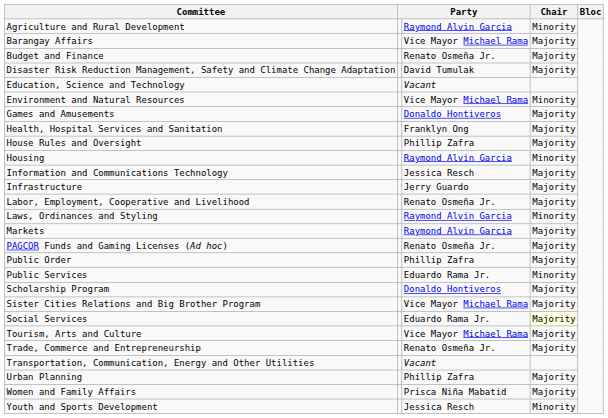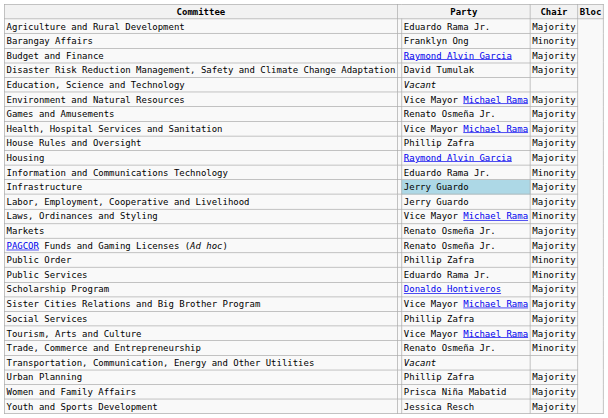(458, 26) Raymond Alvin Garcia -> (447, 26) Eduardo Rama Jr.
(554, 26) Minority -> (554, 26) Majority
(466, 41) Vice Mayor Michael Rama -> (436, 41) Franklyn Ong
(554, 41) Majority -> (554, 41) Minority
(450, 56) Renato Osmeña Jr. -> (458, 56) Raymond Alvin Garcia
(554, 99) Minority -> (554, 99) Majority
(452, 114) Donaldo Hontiveros -> (450, 114) Renato Osmeña Jr.
(436, 129) Franklyn Ong -> (466, 129) Vice Mayor Michael Rama
(554, 158) Minority -> (554, 158) Majority
(439, 172) Jessica Resch -> (447, 172) Eduardo Rama Jr.
(554, 172) Majority -> (554, 172) Minority
(436, 187) no background -> (436, 187) lightblue background
(450, 202) Renato Osmeña Jr. -> (436, 202) Jerry Guardo
(458, 216) Raymond Alvin Garcia -> (466, 216) Vice Mayor Michael Rama
(458, 231) Raymond Alvin Garcia -> (450, 231) Renato Osmeña Jr.
(554, 260) Majority -> (554, 260) Minority
(447, 319) Eduardo Rama Jr. -> (439, 319) Phillip Zafra
(554, 319) lightyellow background -> (554, 319) no background
(554, 348) Majority -> (554, 348) Minority
(554, 406) Minority -> (554, 406) Majority
